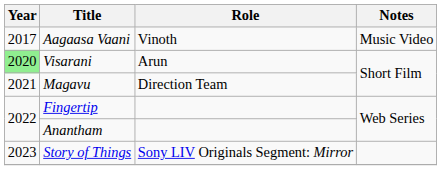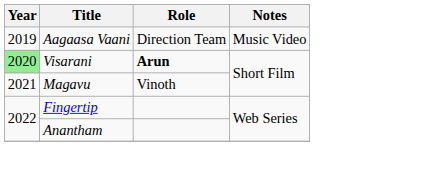(22, 38) 2017 -> (22, 38) 2019
(157, 38) Vinoth -> (181, 38) Direction Team
(153, 61) normal -> (153, 61) bold
(183, 84) Direction Team -> (156, 84) Vinoth
- row: (87, 152)
